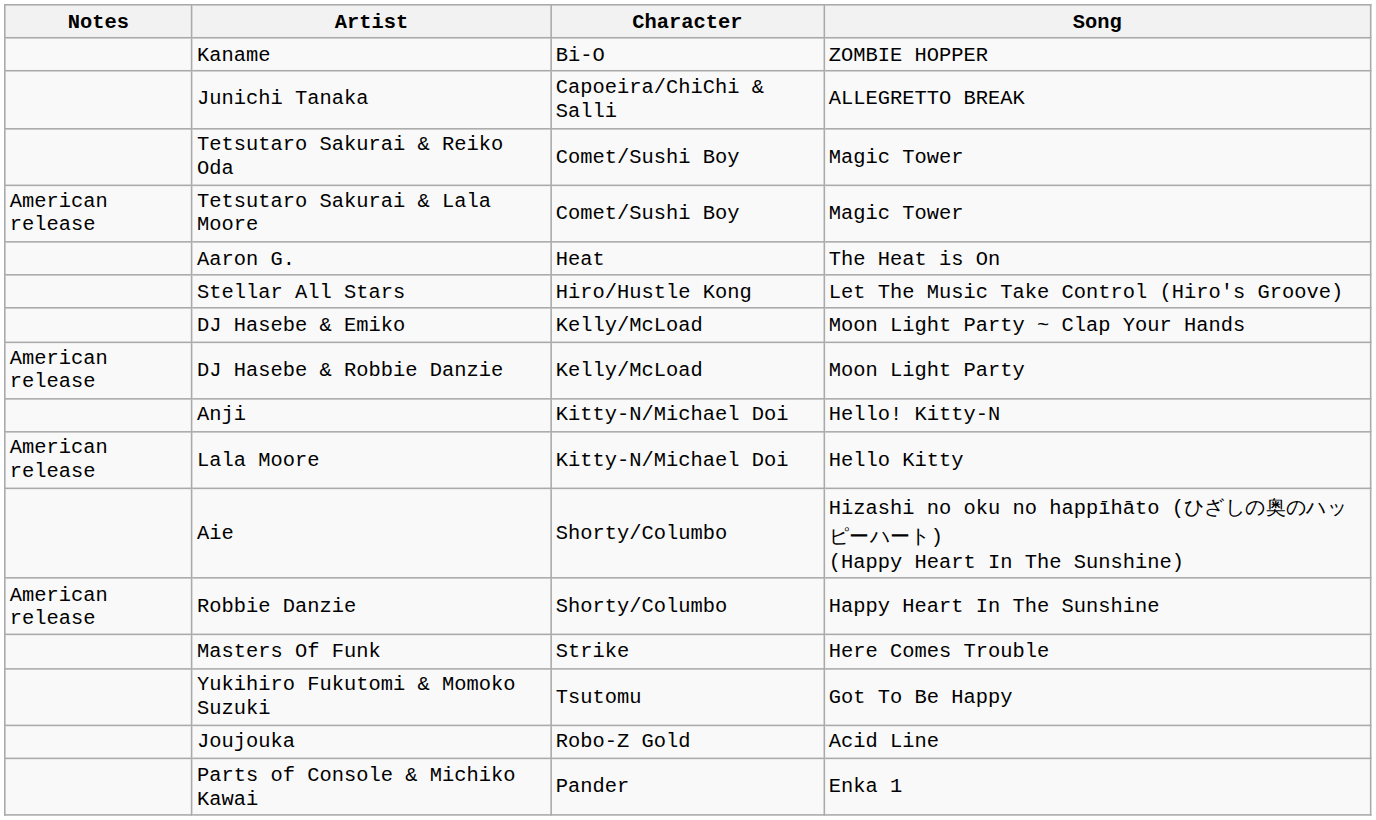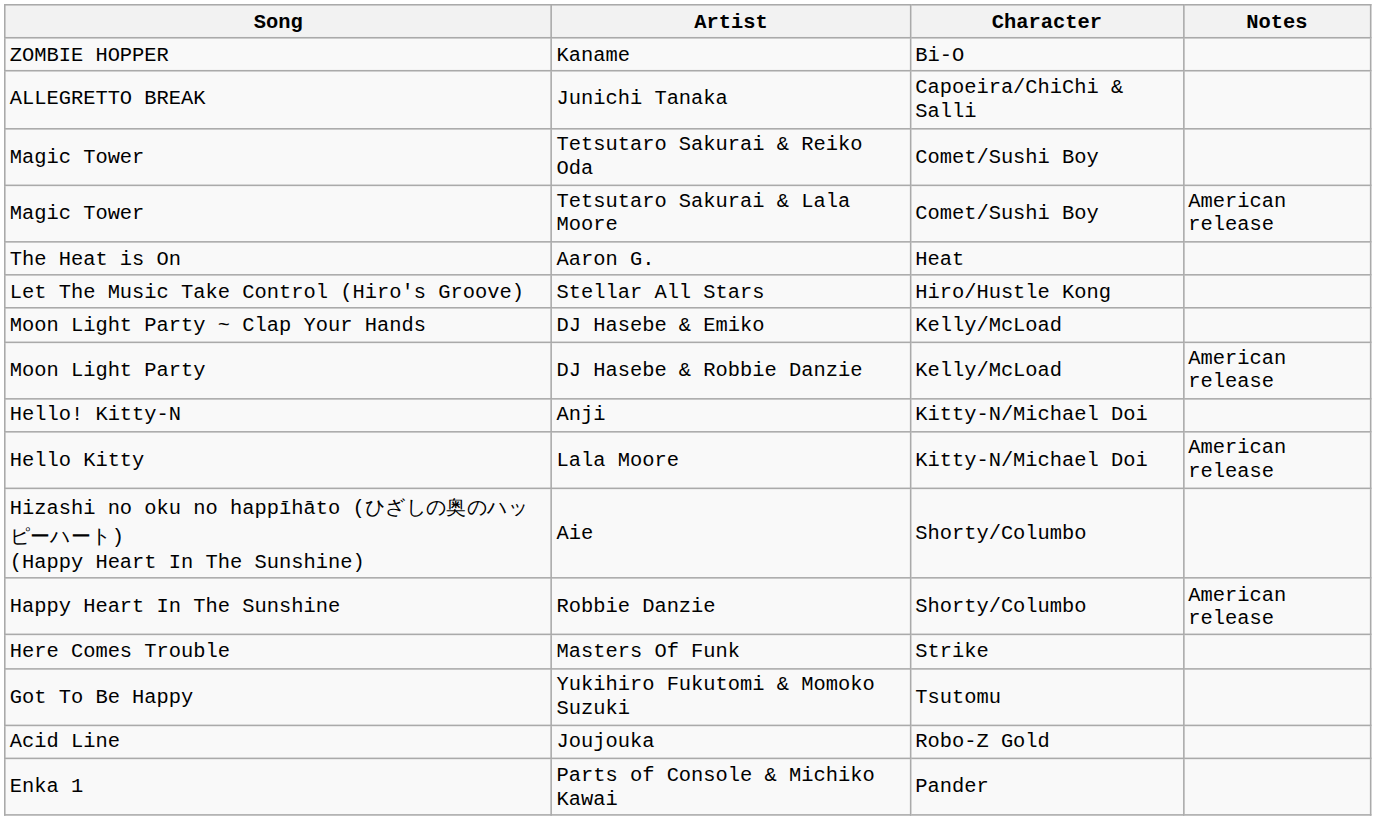columns swapped: (1097, 21) <-> (98, 21)
